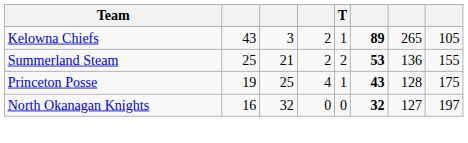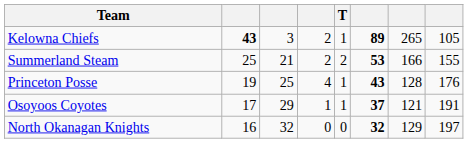(249, 37) normal -> (249, 37) bold
(411, 60) 136 -> (411, 60) 166
(449, 82) 175 -> (449, 82) 176
+ row: (57, 104)
(411, 104) 127 -> (411, 127) 129
